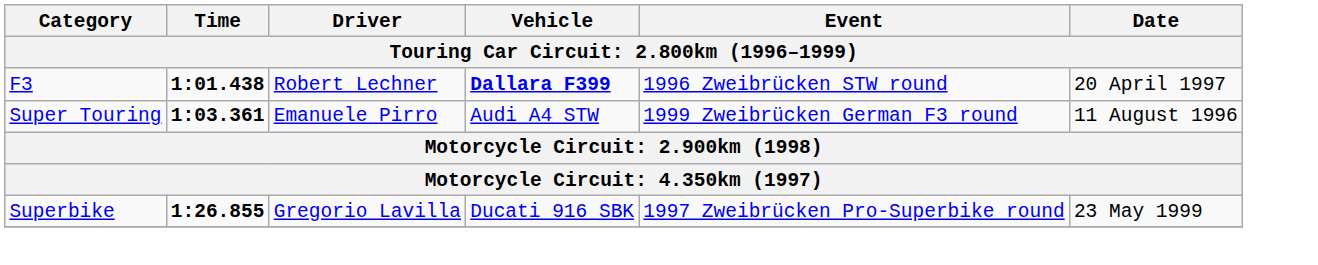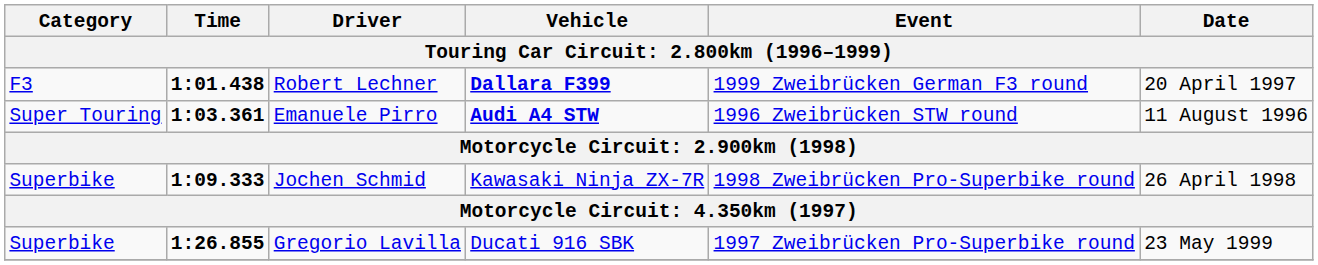(795, 84) 1996 Zweibrücken STW round -> (901, 84) 1999 Zweibrücken German F3 round
(535, 116) normal -> (535, 116) bold
(831, 116) 1999 Zweibrücken German F3 round -> (866, 116) 1996 Zweibrücken STW round
+ row: (350, 180)
